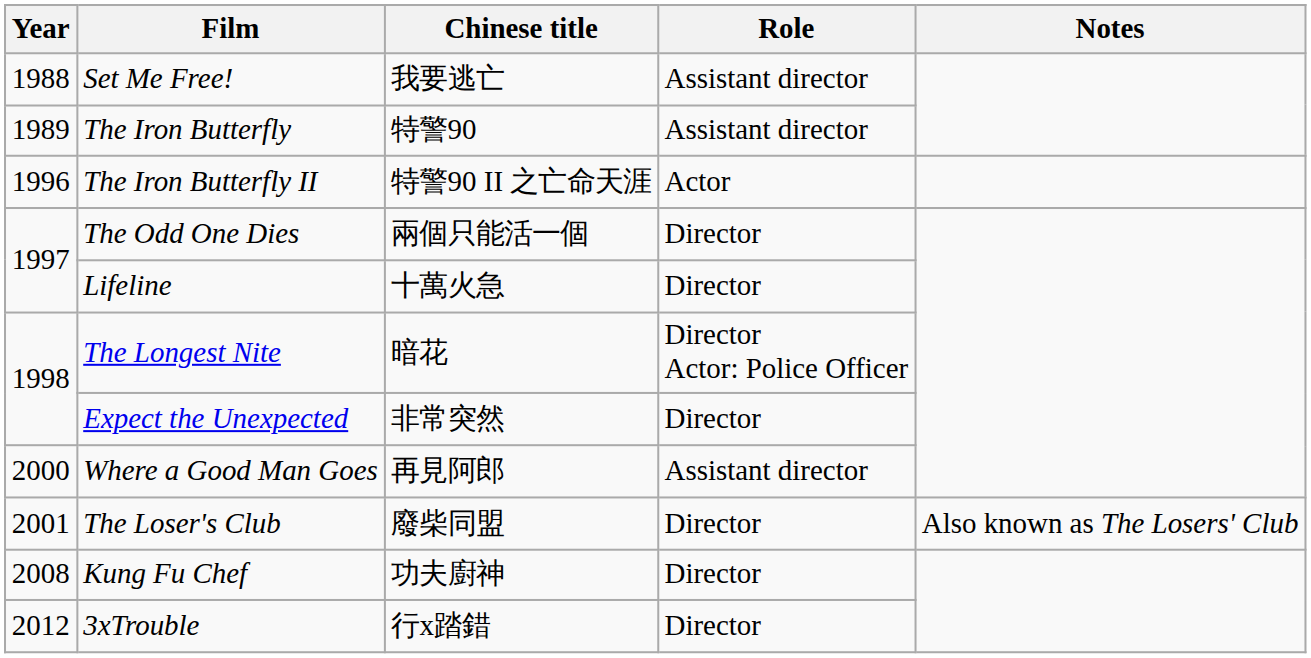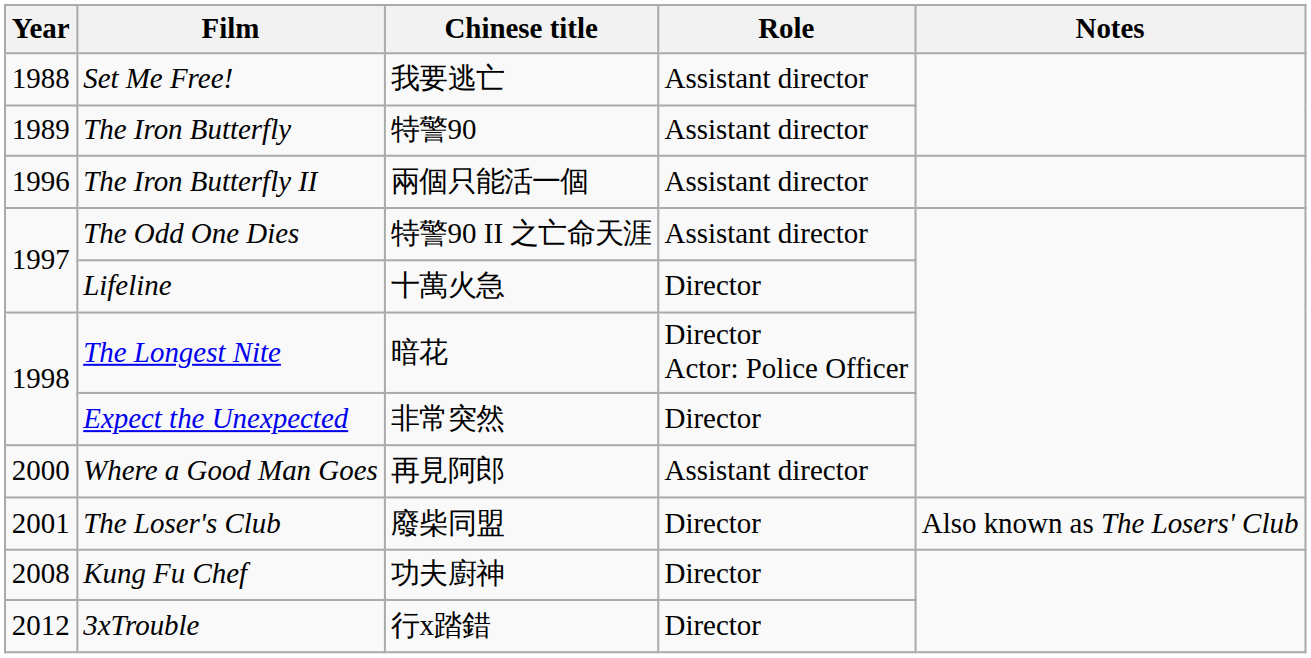(521, 182) 特警90 II 之亡命天涯 -> (490, 182) 兩個只能活一個
(697, 182) Actor -> (766, 182) Assistant director
(490, 233) 兩個只能活一個 -> (521, 233) 特警90 II 之亡命天涯
(713, 233) Director -> (766, 233) Assistant director
